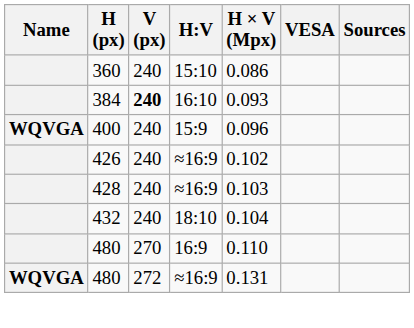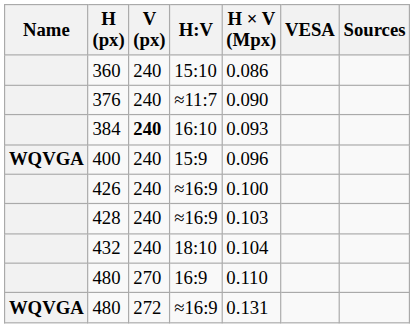+ row: (106, 99)
(247, 159) 0.102 -> (247, 188) 0.100
